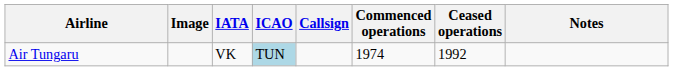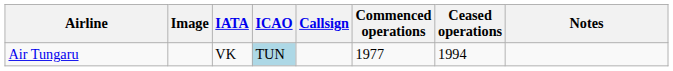(370, 54) 1974 -> (370, 54) 1977
(452, 54) 1992 -> (452, 54) 1994
